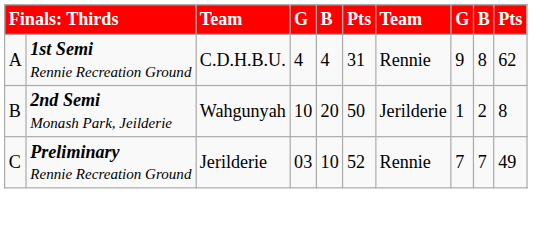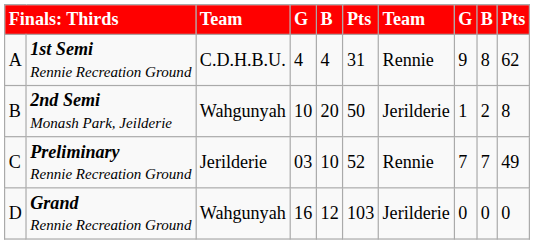+ row: (111, 213)
